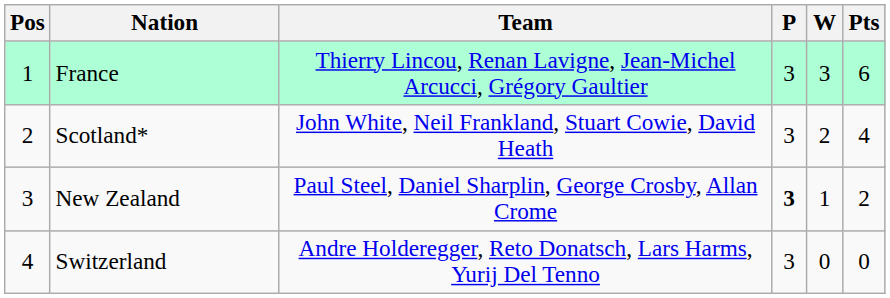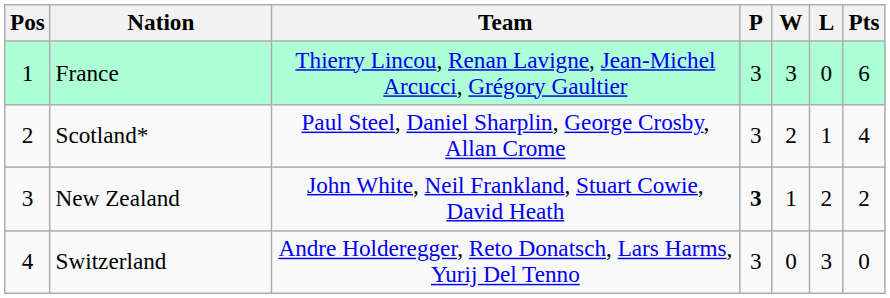+ column: (826, 22)
(526, 135) John White, Neil Frankland, Stuart Cowie, David Heath -> (505, 135) Paul Steel, Daniel Sharplin, George Crosby, Allan Crome
(526, 198) Paul Steel, Daniel Sharplin, George Crosby, Allan Crome -> (505, 198) John White, Neil Frankland, Stuart Cowie, David Heath
